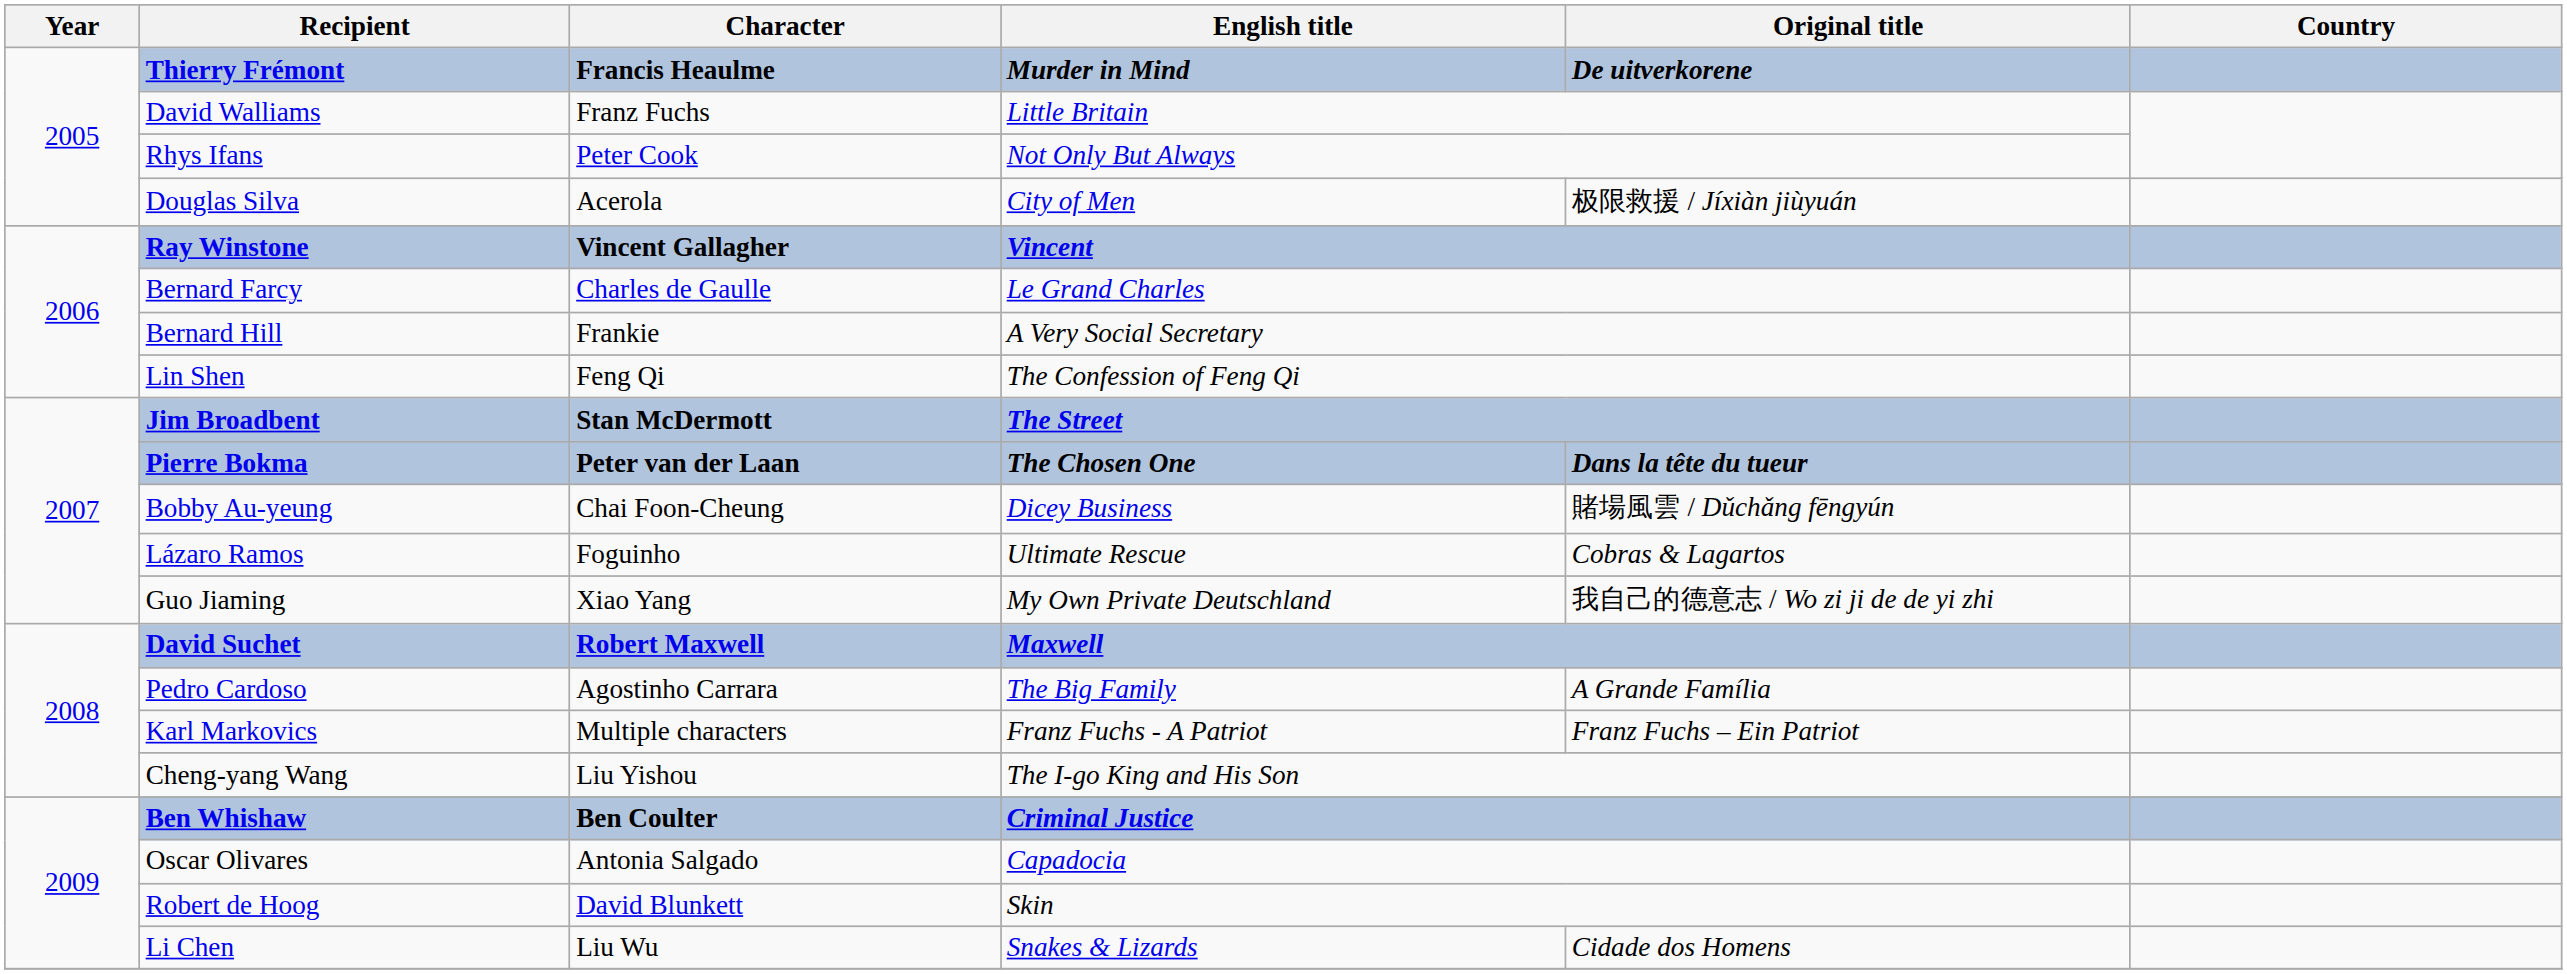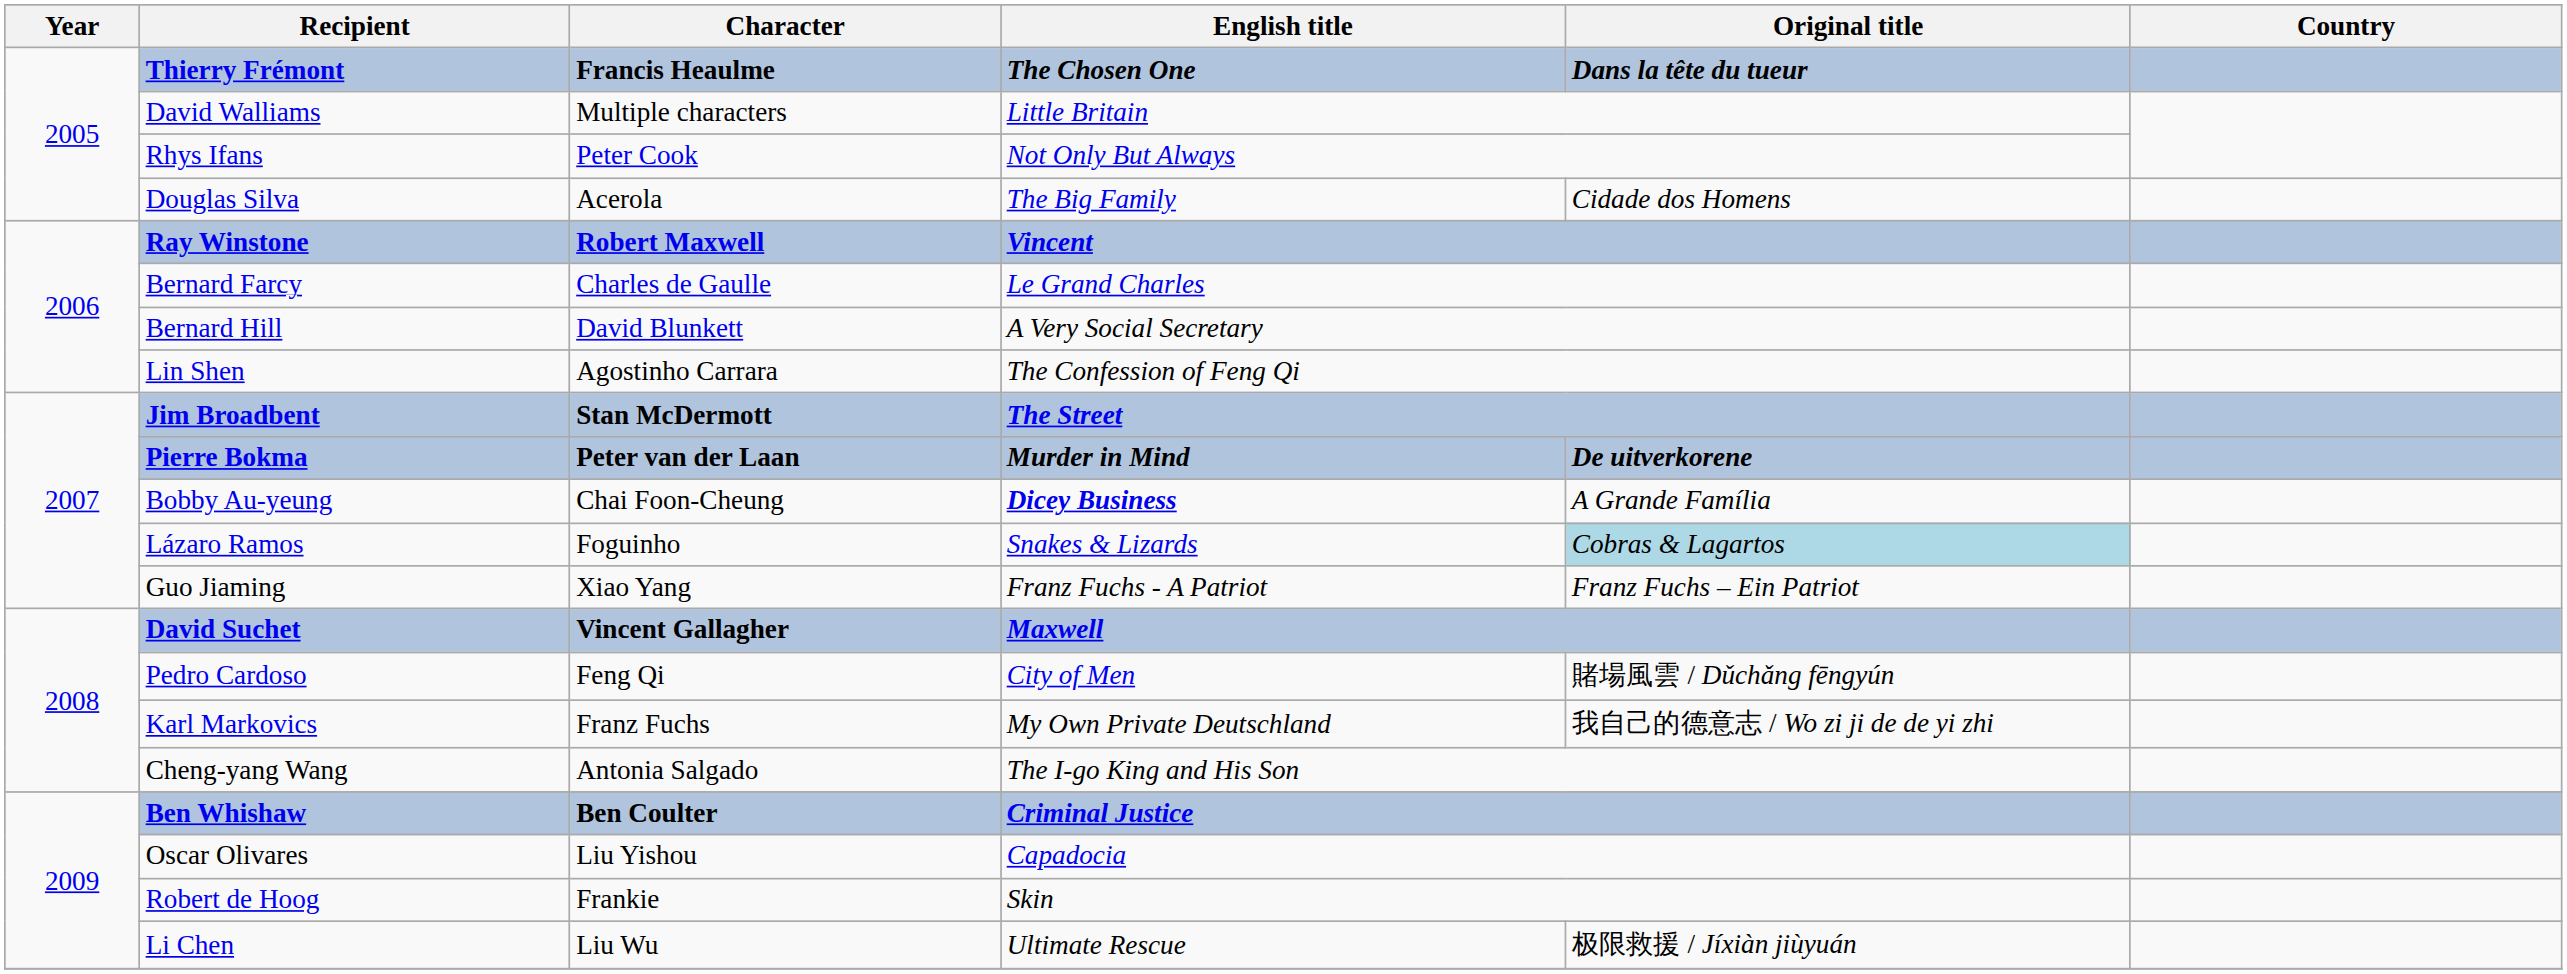(1098, 69) Murder in Mind -> (1101, 69) The Chosen One
(1662, 69) De uitverkorene -> (1690, 69) Dans la tête du tueur
(643, 112) Franz Fuchs -> (682, 112) Multiple characters
(1071, 201) City of Men -> (1091, 198) The Big Family
(1714, 200) 极限救援 / Jíxiàn jiùyuán -> (1681, 198) Cidade dos Homens
(683, 246) Vincent Gallagher -> (670, 241) Robert Maxwell
(618, 333) Frankie -> (660, 328) David Blunkett
(620, 376) Feng Qi -> (677, 371) Agostinho Carrara
(1101, 462) The Chosen One -> (1098, 457) Murder in Mind
(1690, 462) Dans la tête du tueur -> (1662, 457) De uitverkorene
(1089, 508) normal -> (1092, 500) bold
(1733, 507) 賭場風雲 / Dǔchǎng fēngyún -> (1671, 500) A Grande Família
(1096, 553) Ultimate Rescue -> (1102, 543) Snakes & Lizards
(1678, 553) no background -> (1678, 543) lightblue background
(1169, 599) My Own Private Deutschland -> (1137, 586) Franz Fuchs - A Patriot
(1783, 598) 我自己的德意志 / Wo zi ji de de yi zhi -> (1715, 586) Franz Fuchs – Ein Patriot
(670, 645) Robert Maxwell -> (683, 629) Vincent Gallagher
(677, 688) Agostinho Carrara -> (620, 675) Feng Qi
(1091, 688) The Big Family -> (1071, 675) City of Men
(1671, 688) A Grande Família -> (1733, 674) 賭場風雲 / Dǔchǎng fēngyún
(682, 731) Multiple characters -> (643, 723) Franz Fuchs
(1137, 731) Franz Fuchs - A Patriot -> (1169, 723) My Own Private Deutschland
(1715, 731) Franz Fuchs – Ein Patriot -> (1783, 723) 我自己的德意志 / Wo zi ji de de yi zhi
(637, 774) Liu Yishou -> (667, 769) Antonia Salgado
(667, 860) Antonia Salgado -> (637, 855) Liu Yishou
(660, 904) David Blunkett -> (618, 899) Frankie
(1102, 947) Snakes & Lizards -> (1096, 944) Ultimate Rescue
(1681, 947) Cidade dos Homens -> (1714, 943) 极限救援 / Jíxiàn jiùyuán
